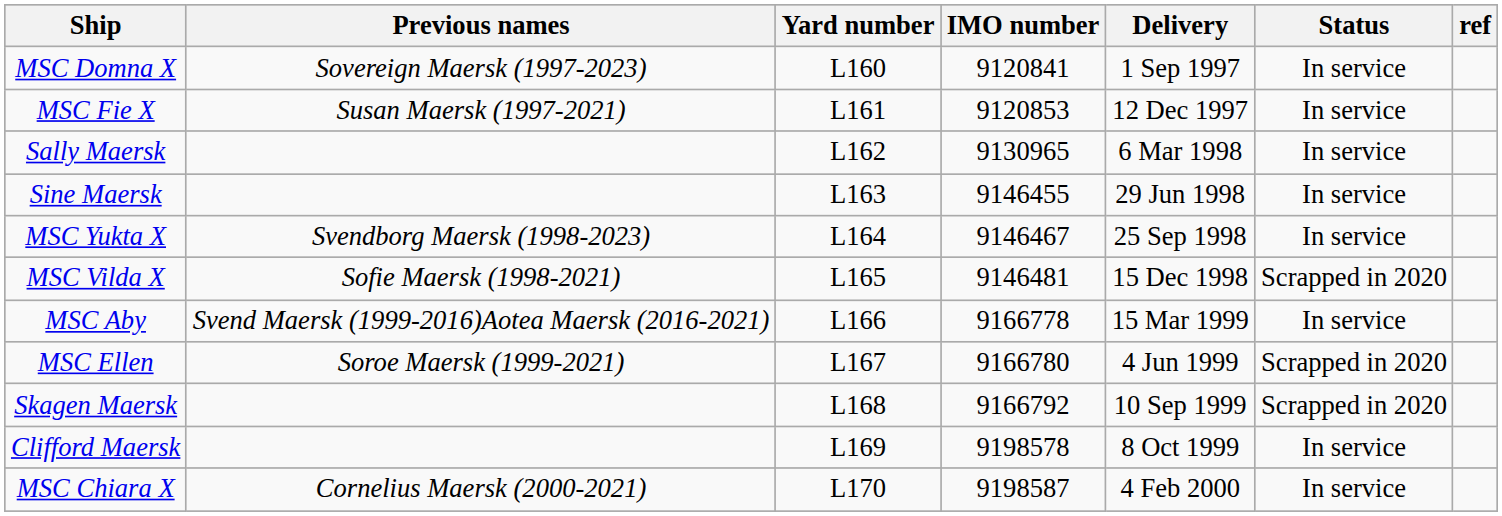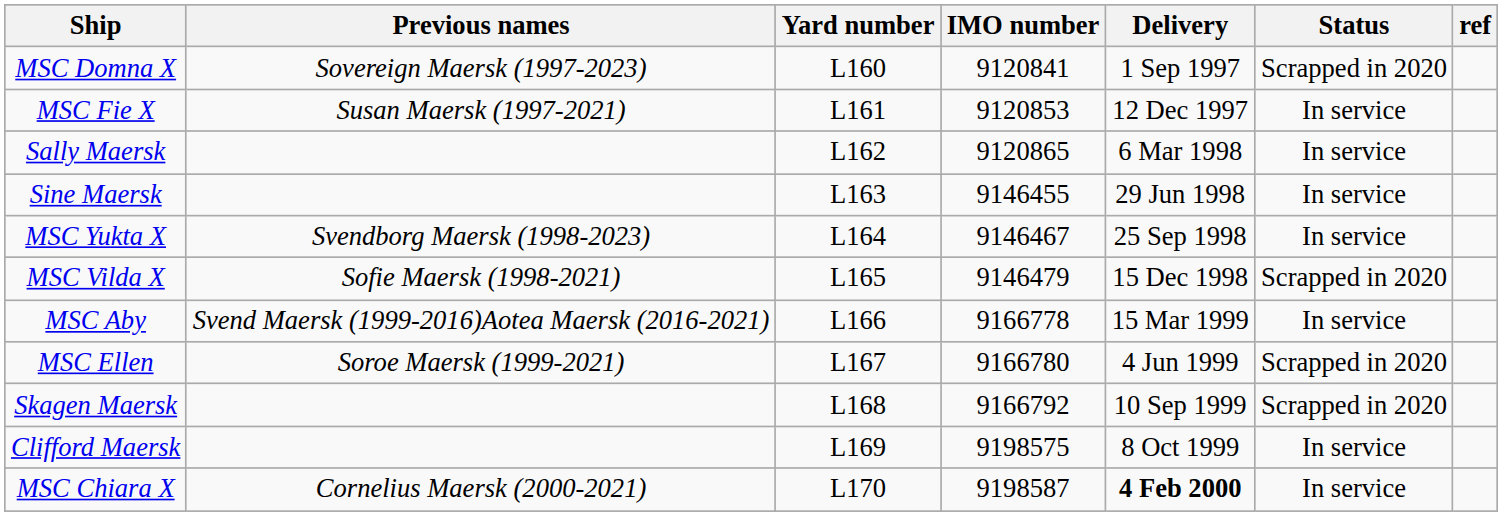(1354, 67) In service -> (1354, 67) Scrapped in 2020
(1023, 151) 9130965 -> (1023, 151) 9120865
(1023, 278) 9146481 -> (1023, 278) 9146479
(1023, 446) 9198578 -> (1023, 446) 9198575
(1180, 488) normal -> (1180, 488) bold
